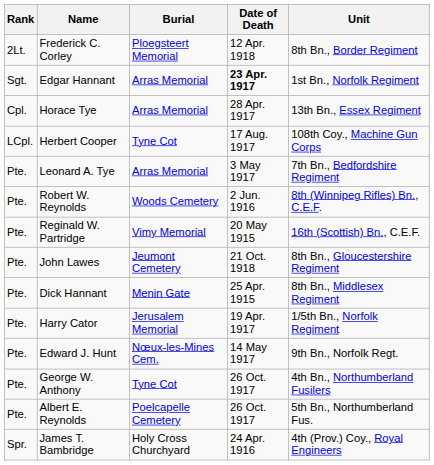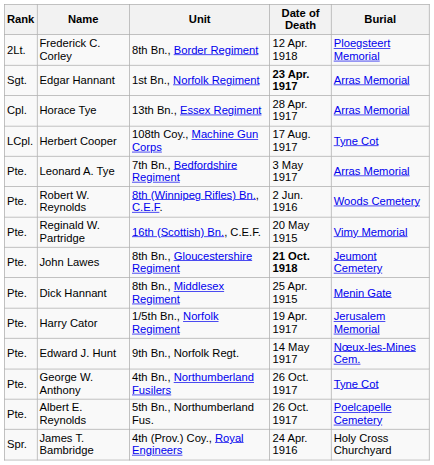columns swapped: (359, 19) <-> (178, 19)
(248, 262) normal -> (291, 262) bold
